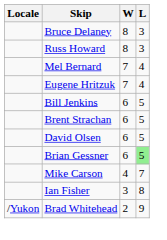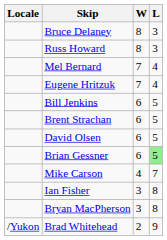+ row: (88, 208)
